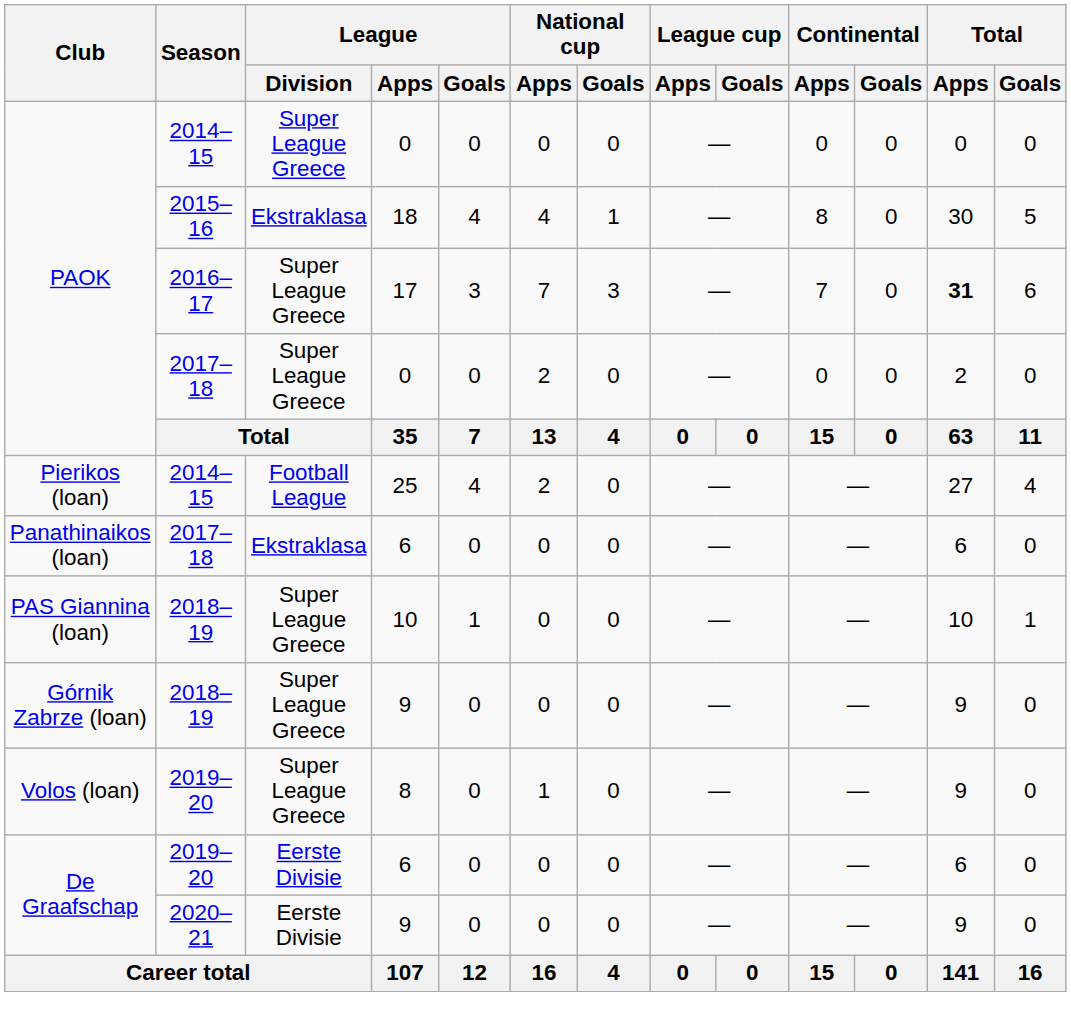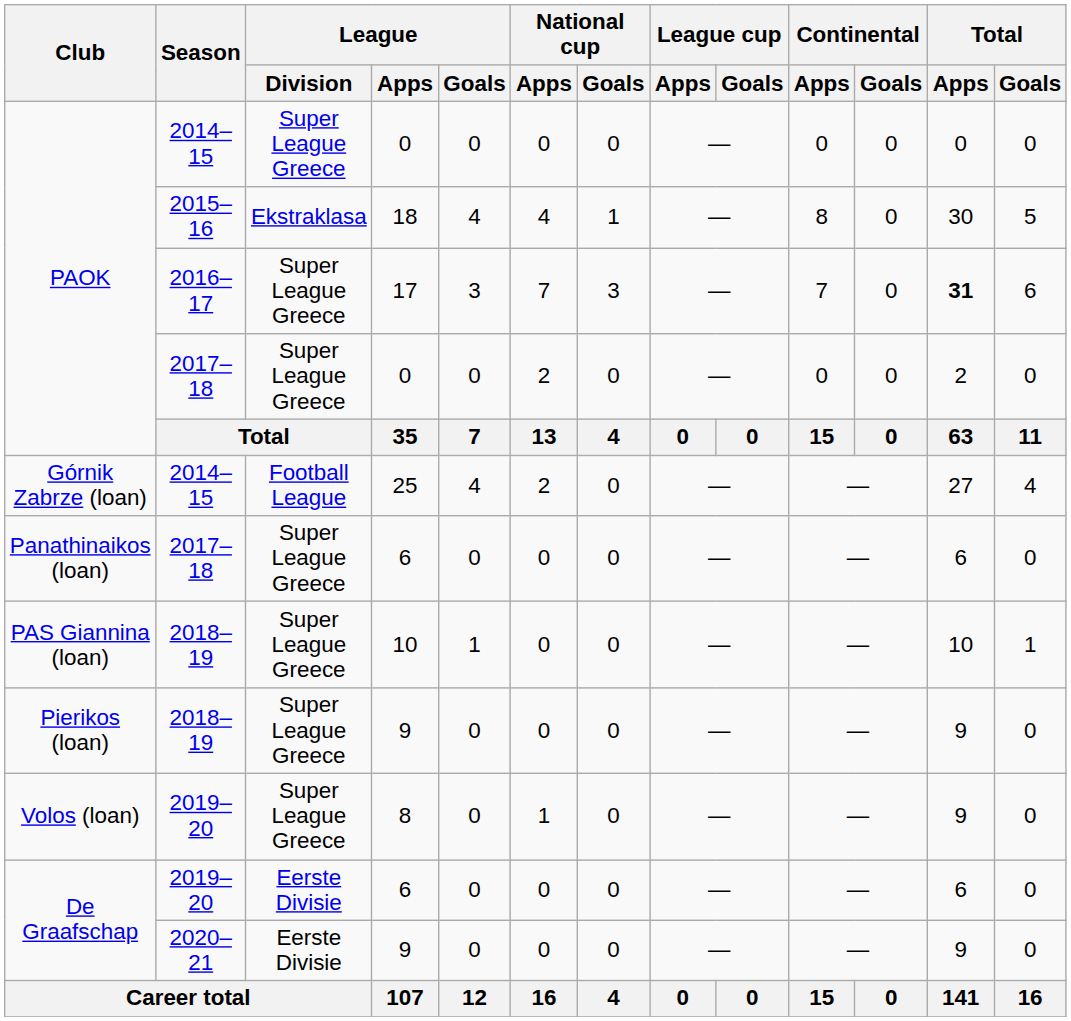(80, 485) Pierikos (loan) -> (80, 485) Górnik Zabrze (loan)
(309, 545) Ekstraklasa -> (309, 558) Super League Greece
(80, 705) Górnik Zabrze (loan) -> (80, 730) Pierikos (loan)
